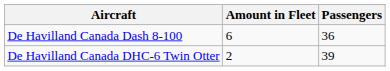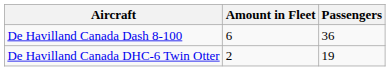(328, 55) 39 -> (328, 55) 19
